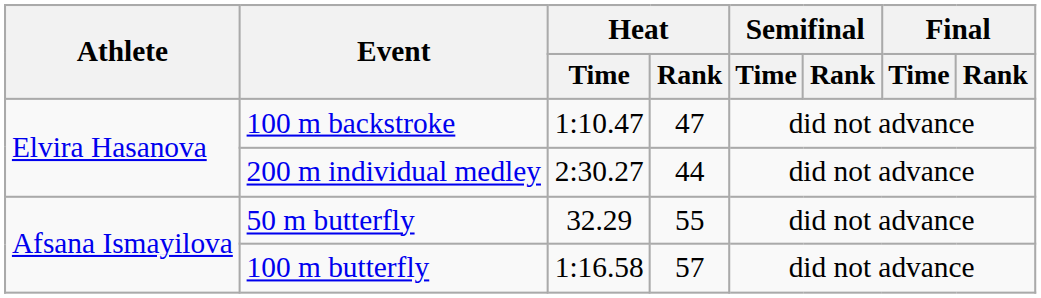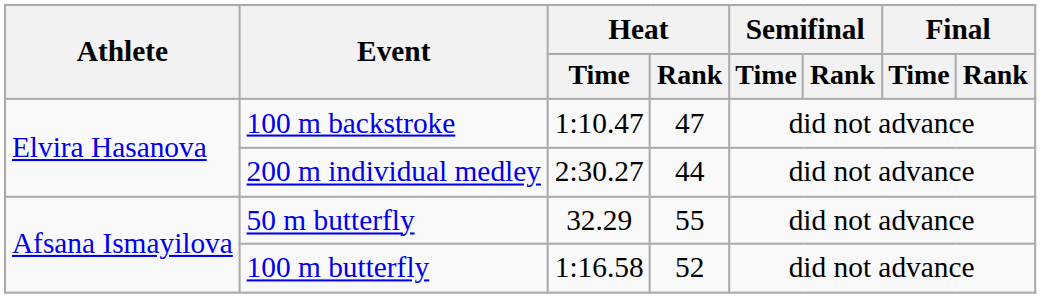(690, 268) 57 -> (690, 268) 52
